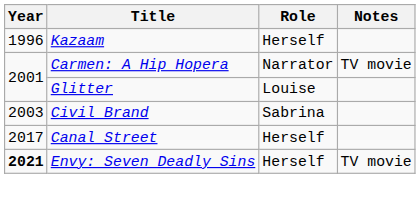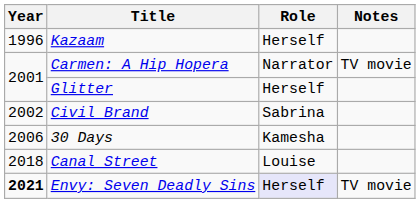(289, 89) Louise -> (293, 89) Herself
(26, 113) 2003 -> (26, 113) 2002
+ row: (82, 137)
(26, 137) 2017 -> (26, 162) 2018
(293, 137) Herself -> (289, 162) Louise
(293, 162) no background -> (293, 186) lavender background
